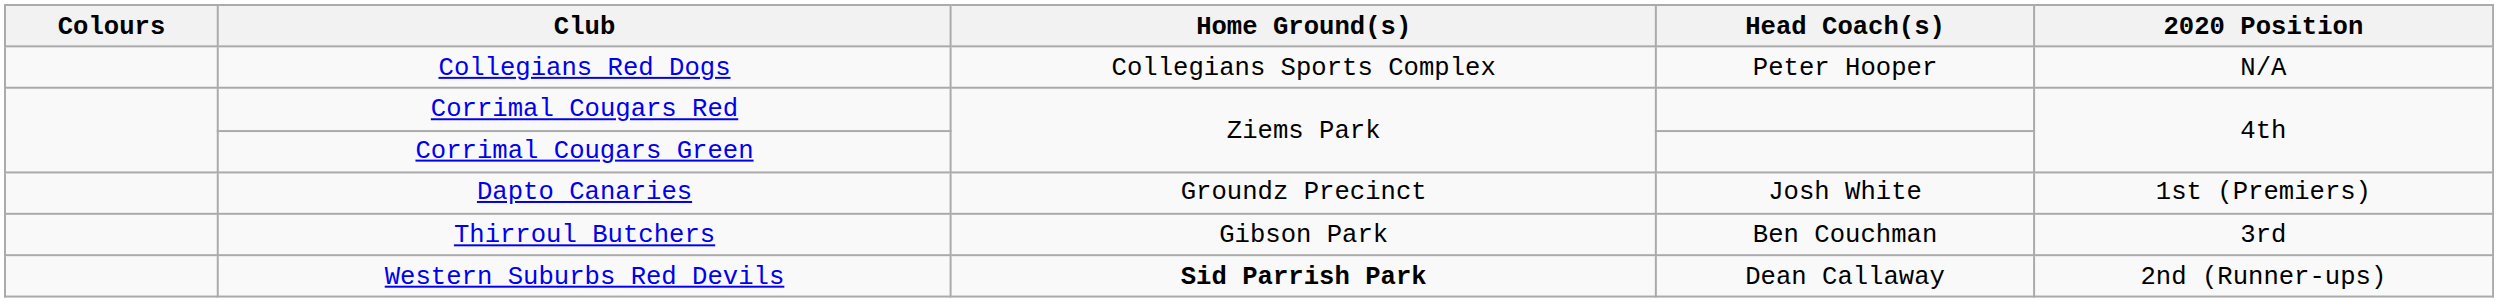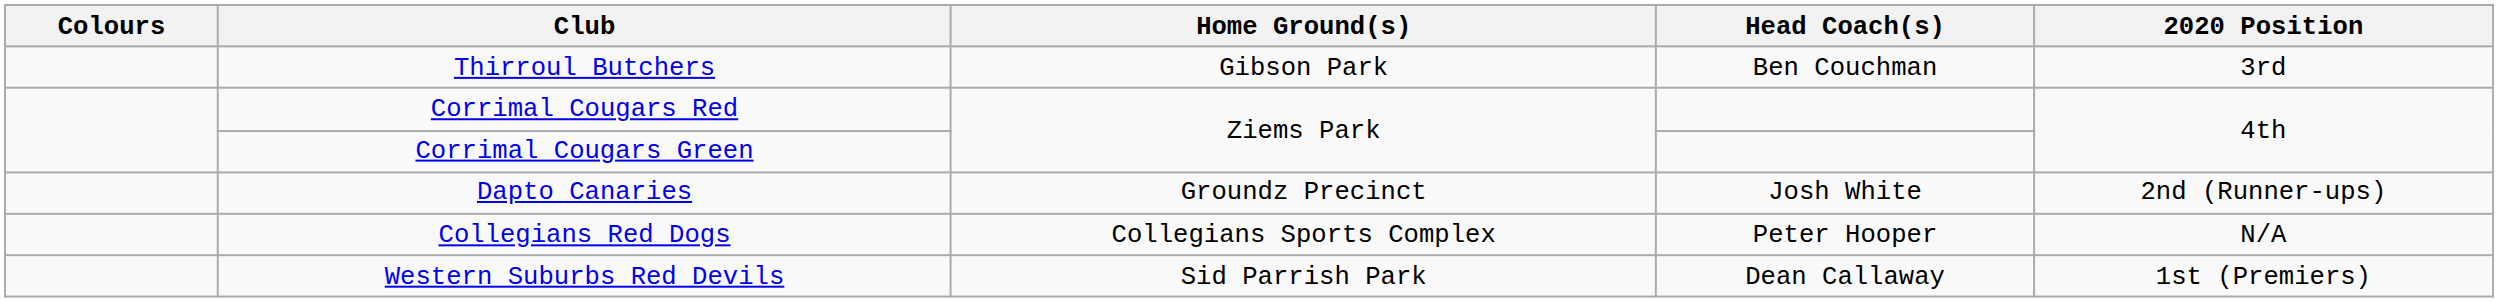rows swapped: (585, 68) <-> (585, 235)
(2263, 193) 1st (Premiers) -> (2263, 193) 2nd (Runner-ups)
(1304, 276) bold -> (1304, 276) normal
(2263, 276) 2nd (Runner-ups) -> (2263, 276) 1st (Premiers)
